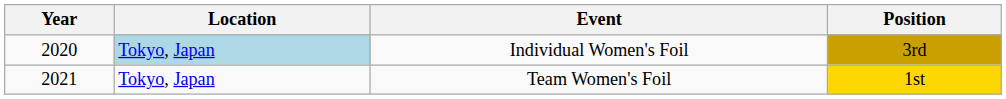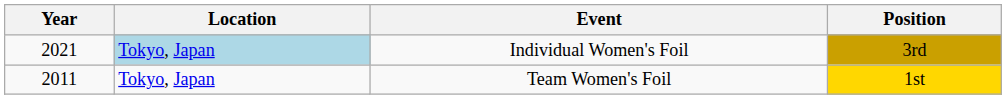(59, 49) 2020 -> (59, 49) 2021
(59, 79) 2021 -> (59, 79) 2011
